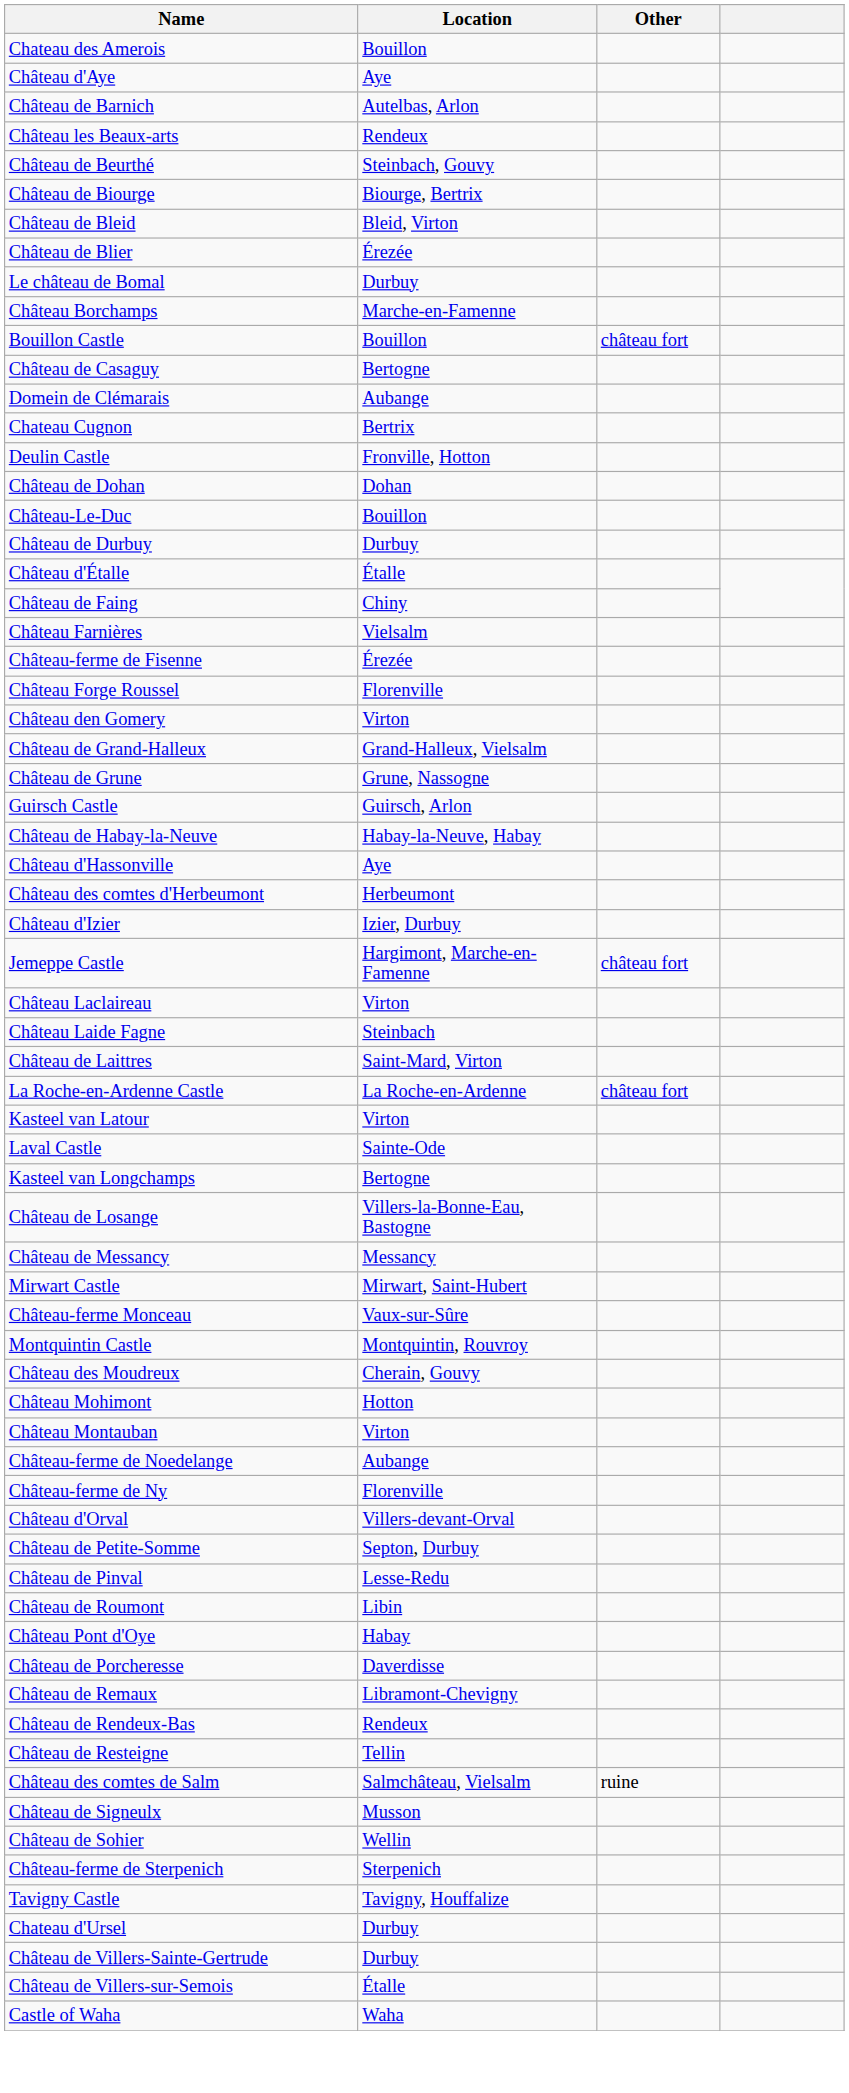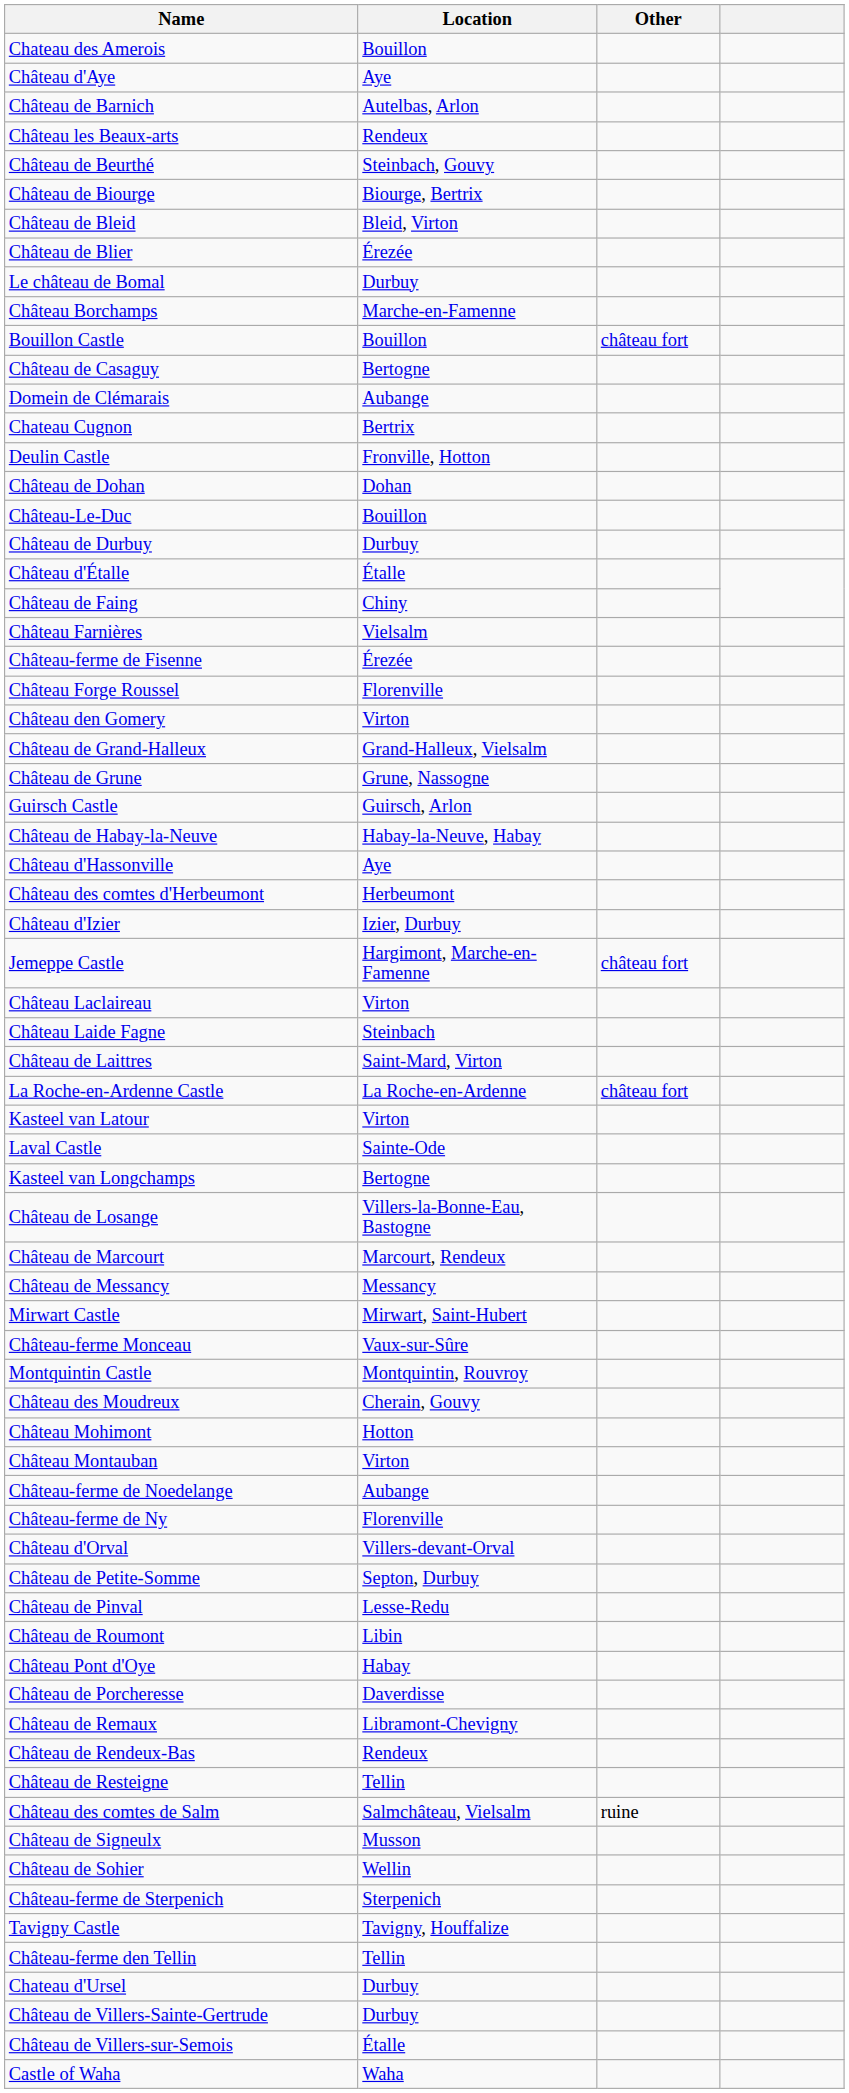+ row: (86, 1256)
+ row: (103, 1957)
